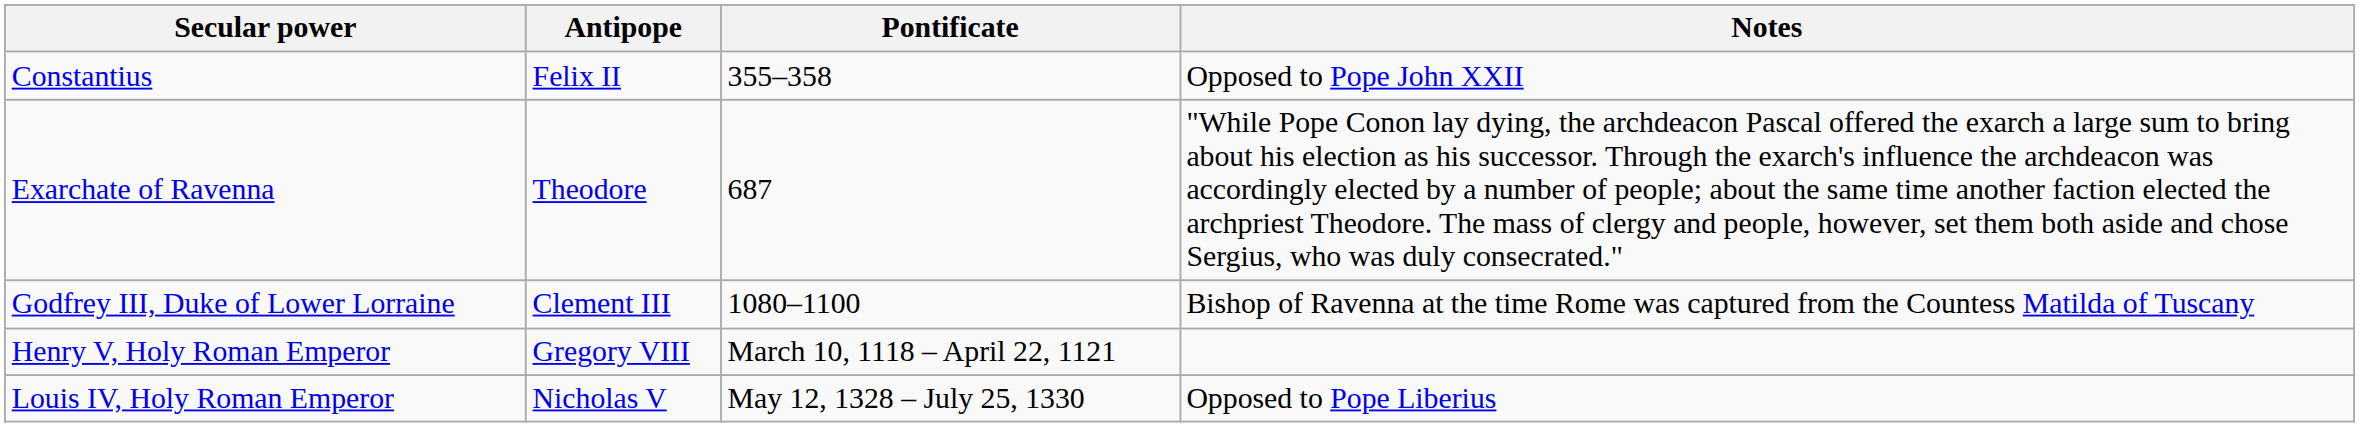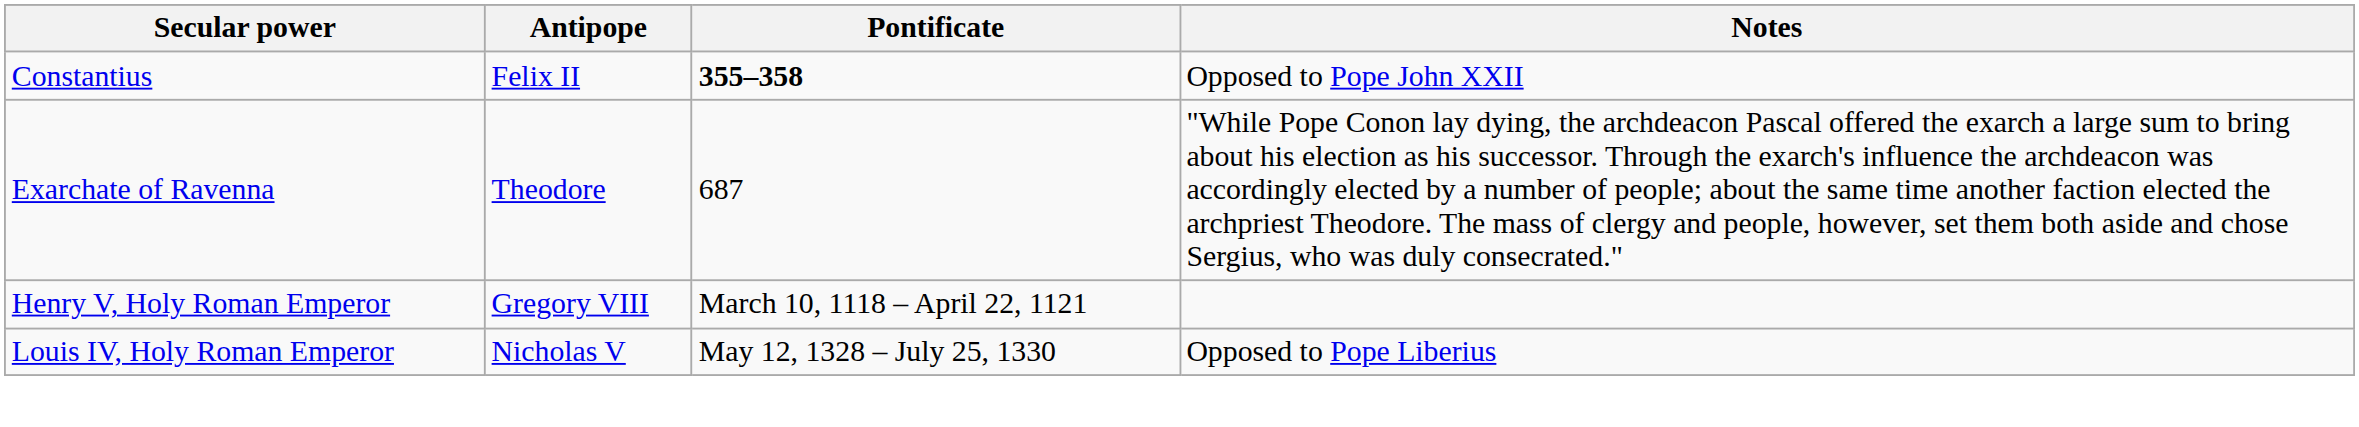(780, 75) normal -> (751, 75) bold
- row: (233, 303)
